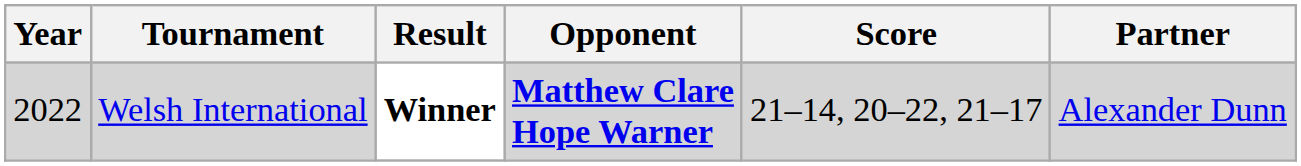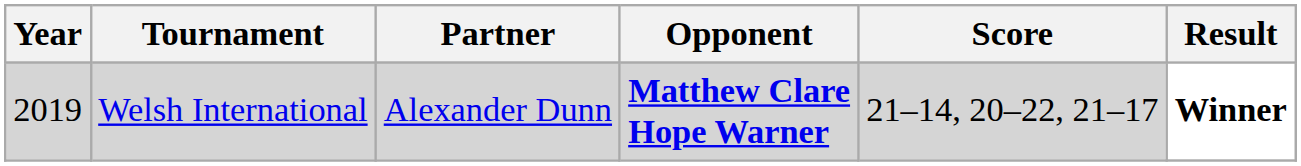columns swapped: (1173, 33) <-> (440, 33)
(48, 110) 2022 -> (48, 110) 2019
